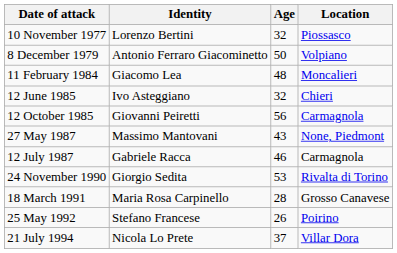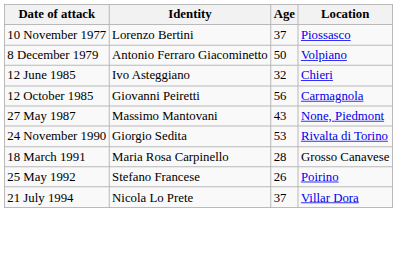(280, 34) 32 -> (280, 34) 37
- row: (53, 75)
- row: (40, 156)
